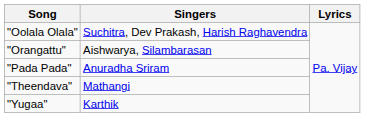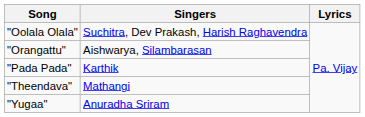(126, 68) Anuradha Sriram -> (101, 68) Karthik
(101, 104) Karthik -> (126, 104) Anuradha Sriram
